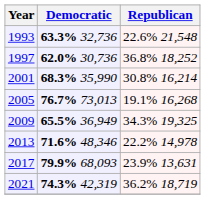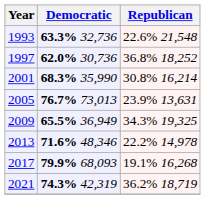(160, 99) 19.1% 16,268 -> (160, 99) 23.9% 13,631
(160, 162) 23.9% 13,631 -> (160, 162) 19.1% 16,268
